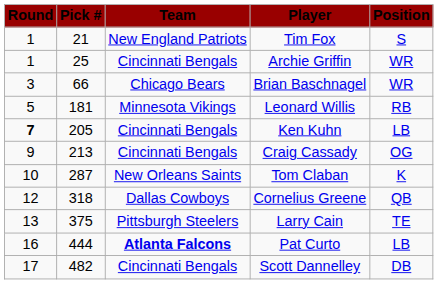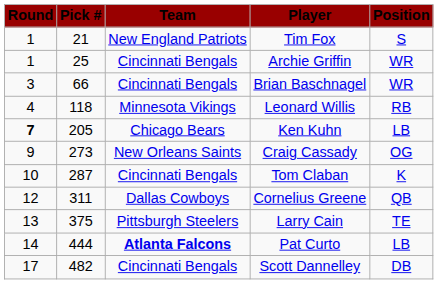(178, 84) Chicago Bears -> (178, 84) Cincinnati Bengals
(31, 107) 5 -> (31, 107) 4
(81, 107) 181 -> (81, 107) 118
(178, 130) Cincinnati Bengals -> (178, 130) Chicago Bears
(81, 152) 213 -> (81, 152) 273
(178, 152) Cincinnati Bengals -> (178, 152) New Orleans Saints
(178, 175) New Orleans Saints -> (178, 175) Cincinnati Bengals
(81, 198) 318 -> (81, 198) 311
(31, 244) 16 -> (31, 244) 14
